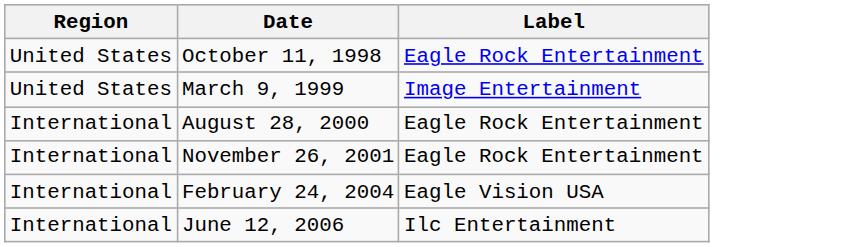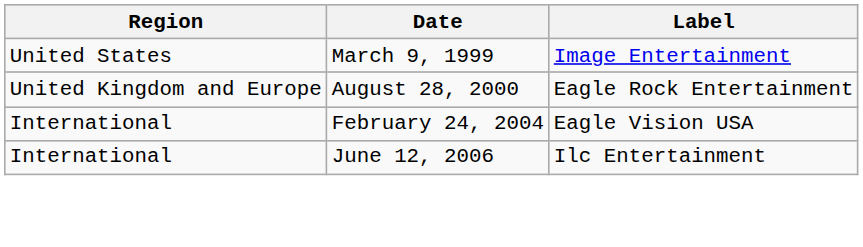- row: (282, 56)
(91, 123) International -> (166, 90) United Kingdom and Europe
- row: (288, 157)
